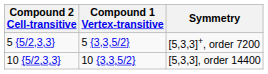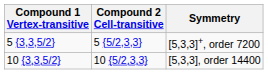columns swapped: (123, 18) <-> (42, 18)
